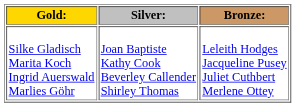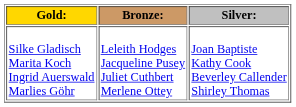columns swapped: (148, 15) <-> (245, 15)
